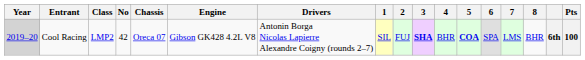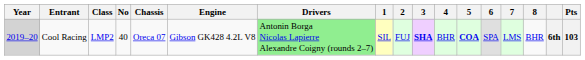(123, 37) 42 -> (123, 37) 40
(316, 37) no background -> (316, 37) lightgreen background
(571, 37) 100 -> (571, 37) 103
